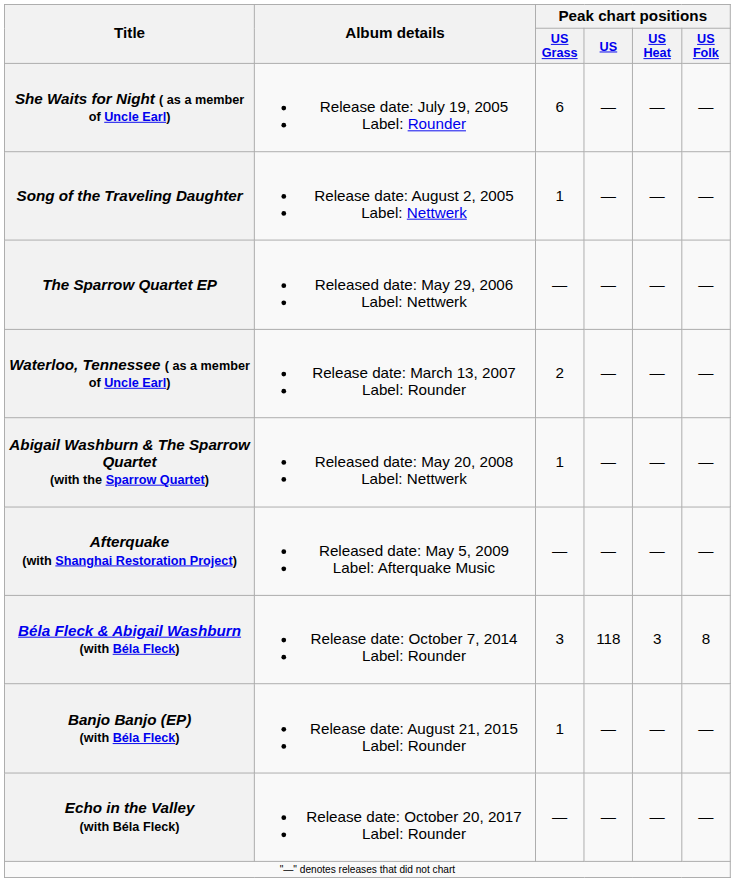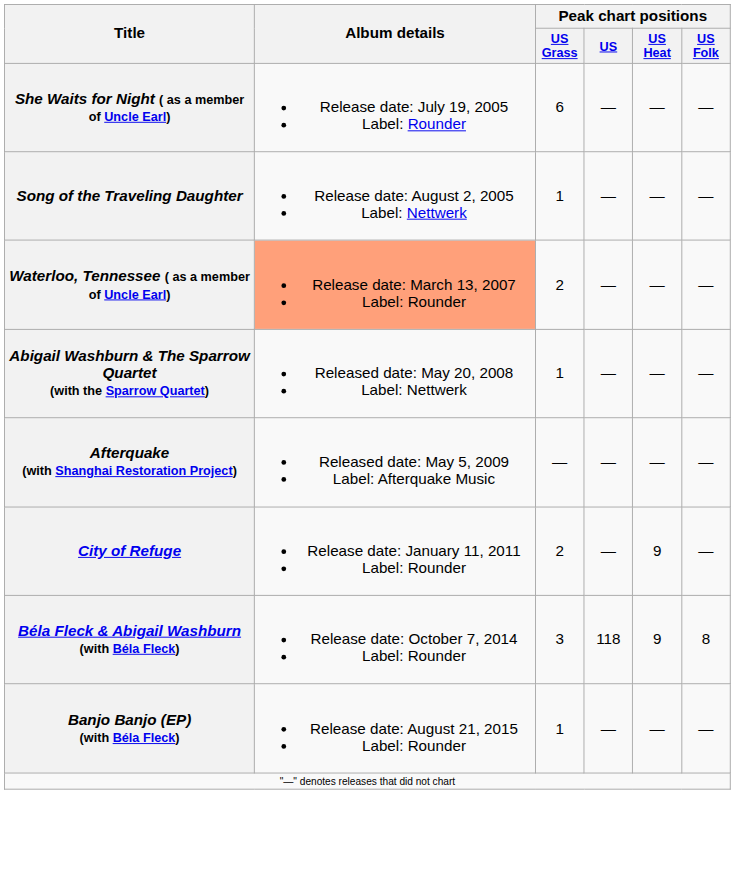- row: (130, 284)
(395, 382) no background -> (395, 293) lightsalmon background
+ row: (130, 550)
(657, 639) 3 -> (657, 639) 9
- row: (130, 817)
